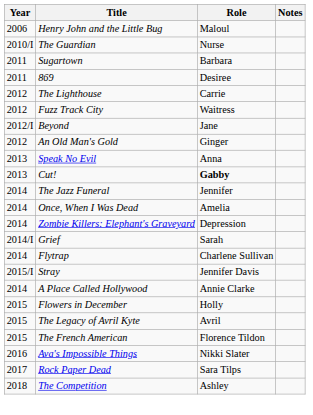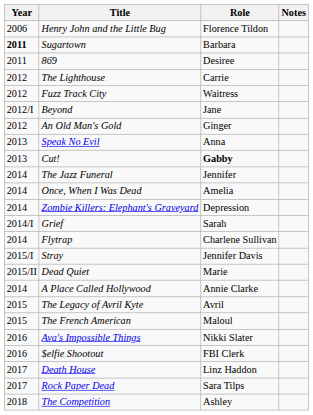(214, 28) Maloul -> (236, 28) Florence Tildon
- row: (67, 45)
(17, 61) normal -> (17, 45) bold
+ row: (65, 272)
- row: (83, 304)
(232, 337) Florence Tildon -> (218, 321) Maloul
+ row: (72, 353)
+ row: (68, 369)
